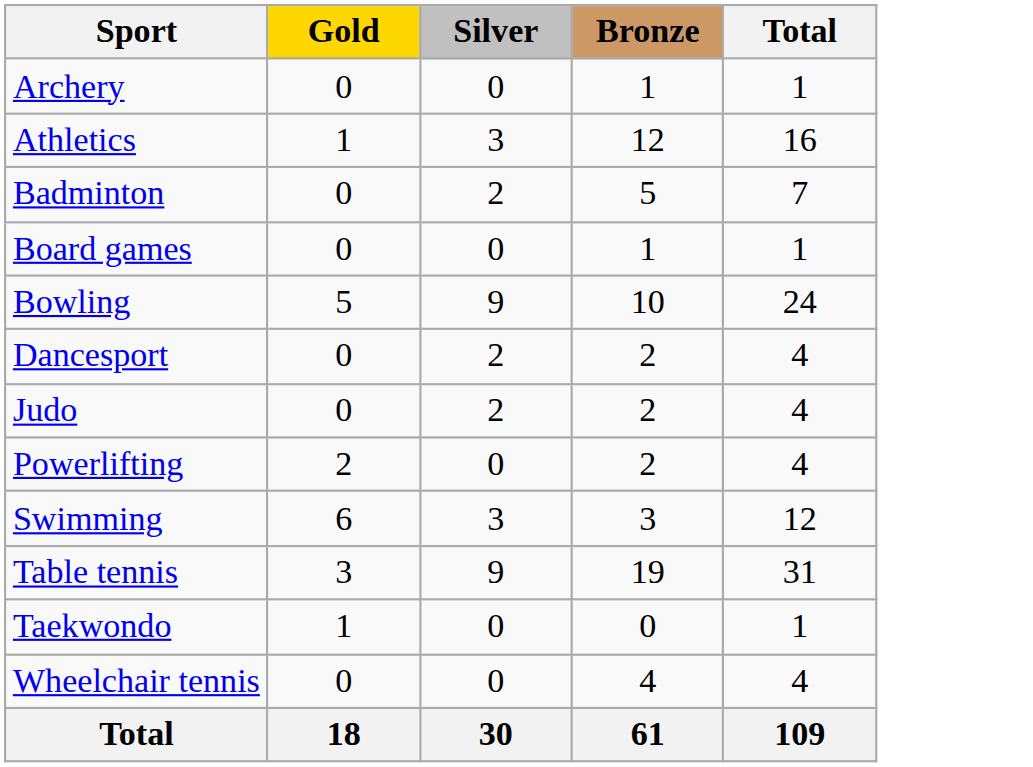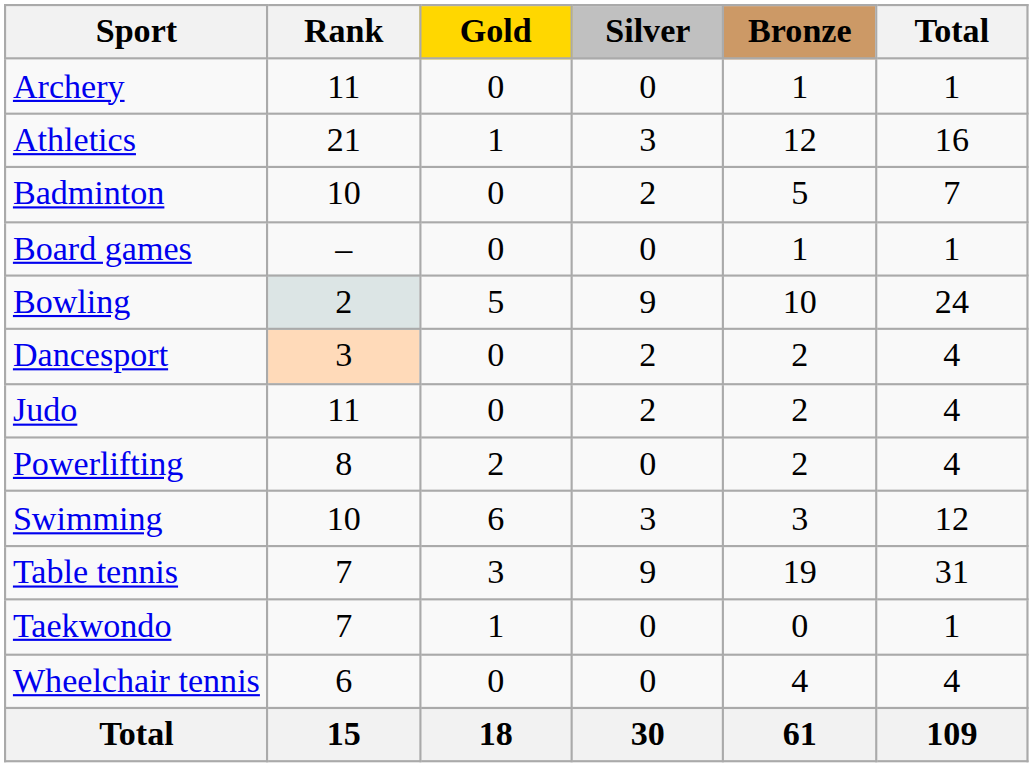+ column: (344, 31)
